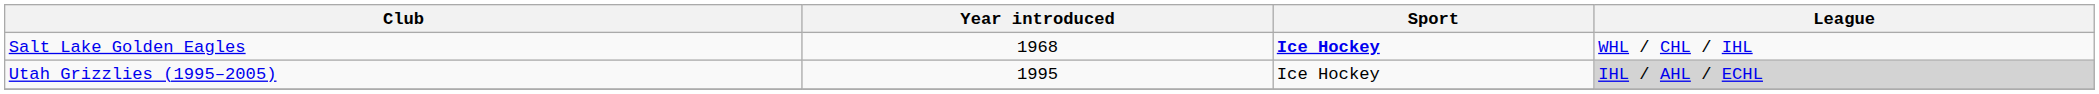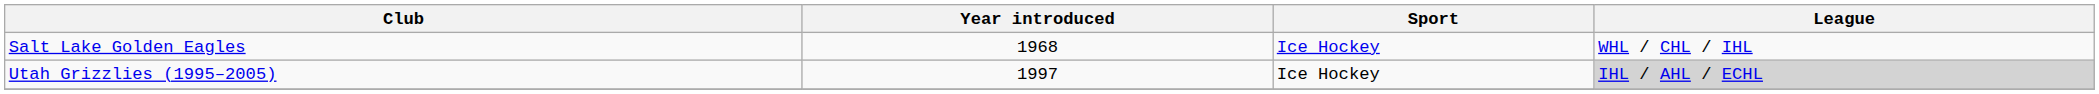(1328, 47) bold -> (1328, 47) normal
(1038, 75) 1995 -> (1038, 75) 1997
